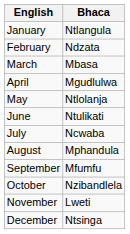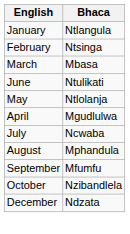(82, 47) Ndzata -> (84, 47) Ntsinga
rows swapped: (18, 82) <-> (19, 116)
- row: (32, 202)
(84, 220) Ntsinga -> (82, 202) Ndzata
